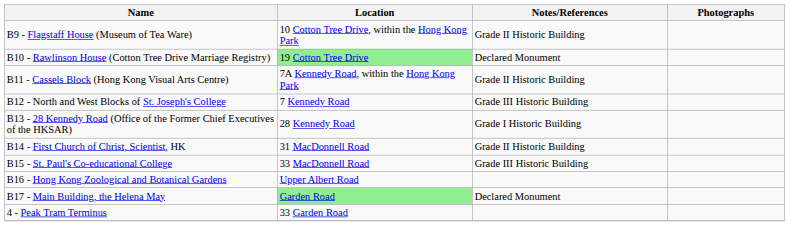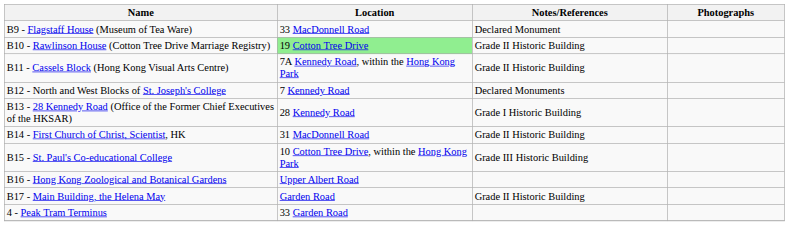(373, 35) 10 Cotton Tree Drive, within the Hong Kong Park -> (324, 29) 33 MacDonnell Road
(530, 35) Grade II Historic Building -> (518, 29) Declared Monument
(518, 57) Declared Monument -> (530, 45) Grade II Historic Building
(531, 102) Grade III Historic Building -> (520, 90) Declared Monuments
(324, 163) 33 MacDonnell Road -> (373, 157) 10 Cotton Tree Drive, within the Hong Kong Park
(307, 196) lightgreen background -> (307, 196) no background
(518, 196) Declared Monument -> (530, 196) Grade II Historic Building
